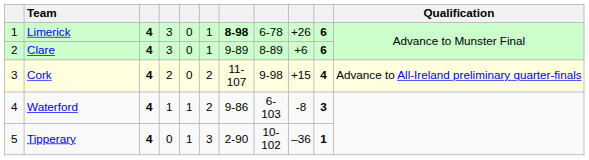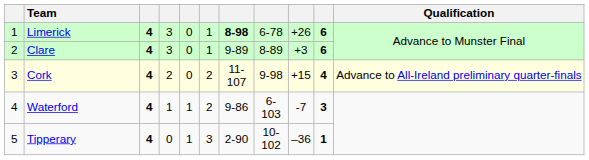(301, 50) +6 -> (301, 50) +3
(301, 107) -8 -> (301, 107) -7
